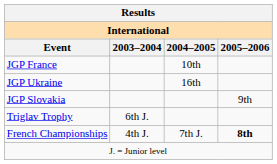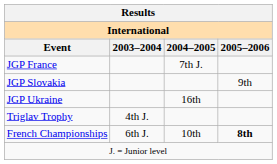(191, 64) 10th -> (191, 64) 7th J.
rows swapped: (36, 99) <-> (35, 82)
(137, 116) 6th J. -> (137, 116) 4th J.
(137, 133) 4th J. -> (137, 133) 6th J.
(191, 133) 7th J. -> (191, 133) 10th
